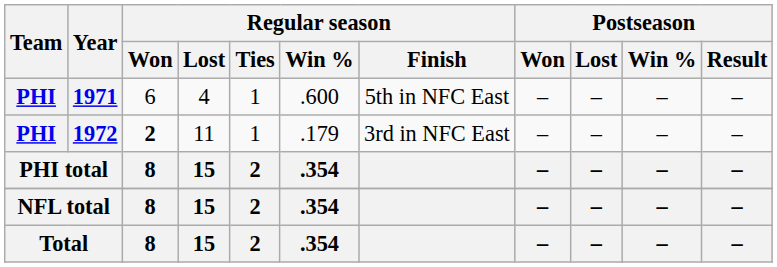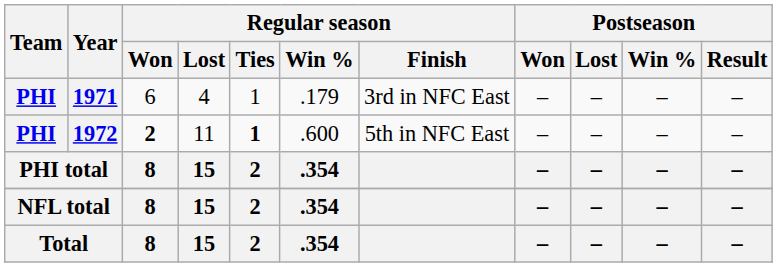(319, 96) .600 -> (319, 96) .179
(437, 96) 5th in NFC East -> (437, 96) 3rd in NFC East
(255, 133) normal -> (255, 133) bold
(319, 133) .179 -> (319, 133) .600
(437, 133) 3rd in NFC East -> (437, 133) 5th in NFC East
